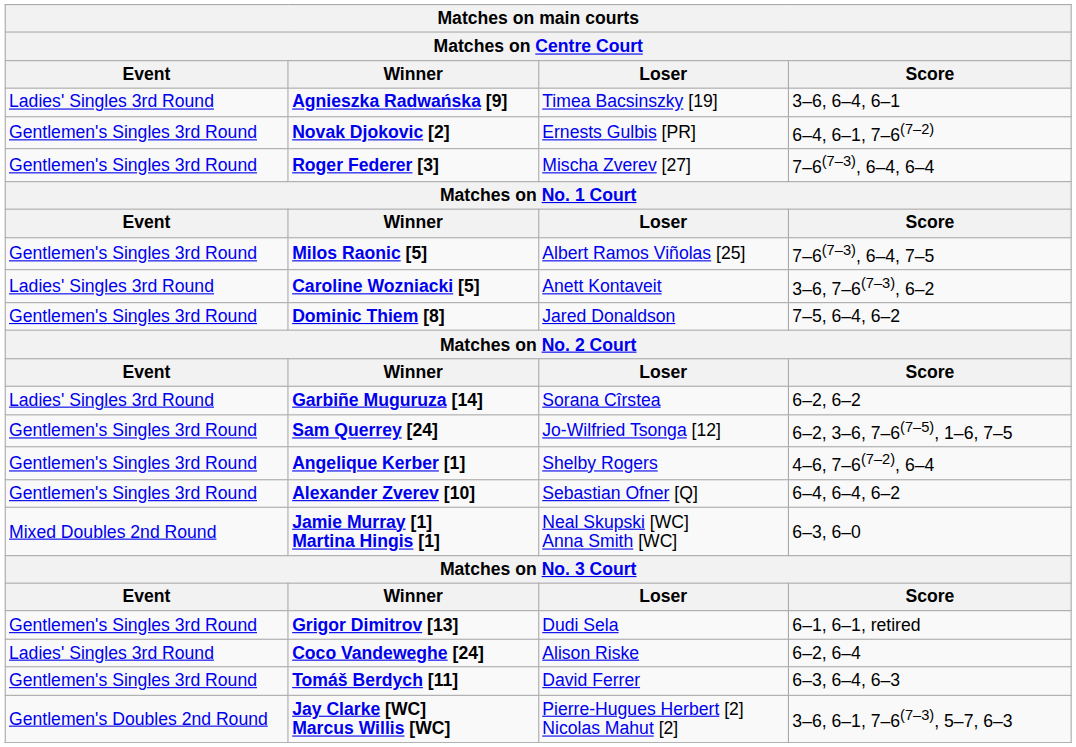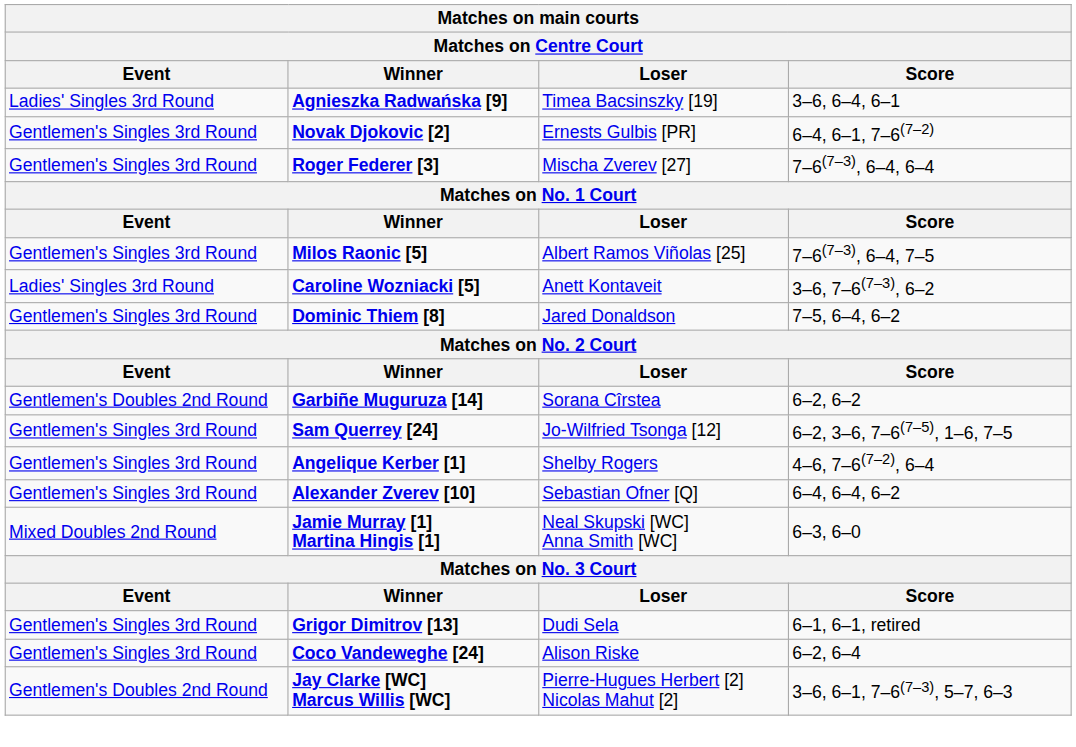(111, 400) Ladies' Singles 3rd Round -> (138, 400) Gentlemen's Doubles 2nd Round
(111, 652) Ladies' Singles 3rd Round -> (133, 652) Gentlemen's Singles 3rd Round
- row: (375, 680)
